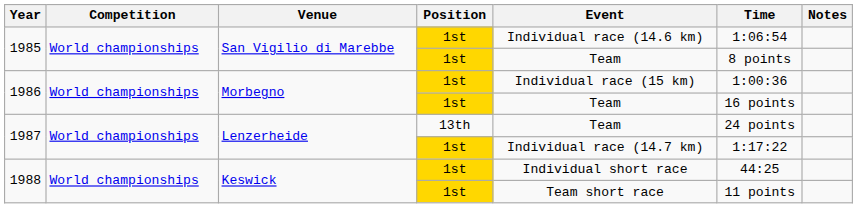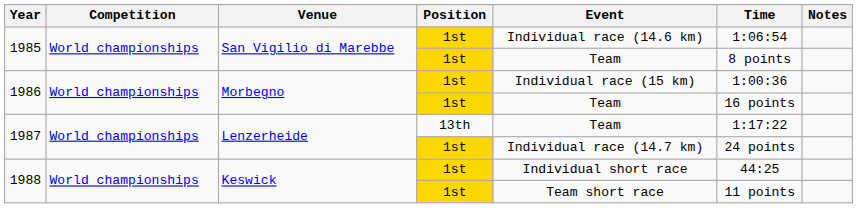(760, 125) 24 points -> (760, 125) 1:17:22
(760, 147) 1:17:22 -> (760, 147) 24 points
